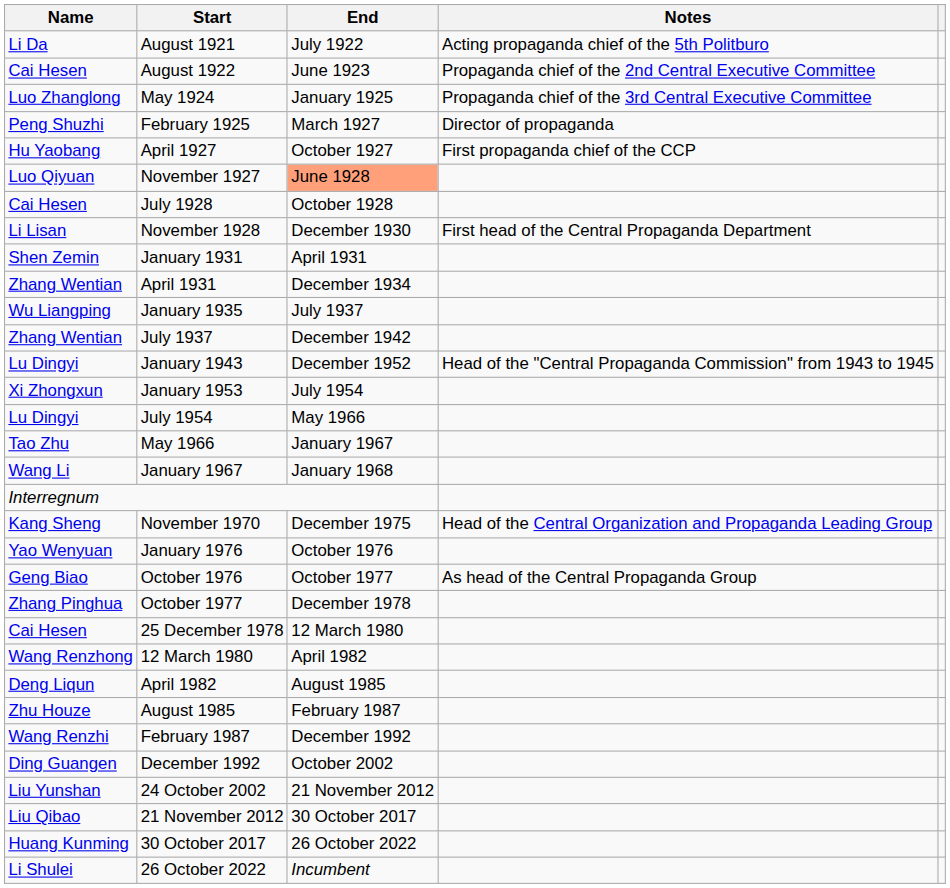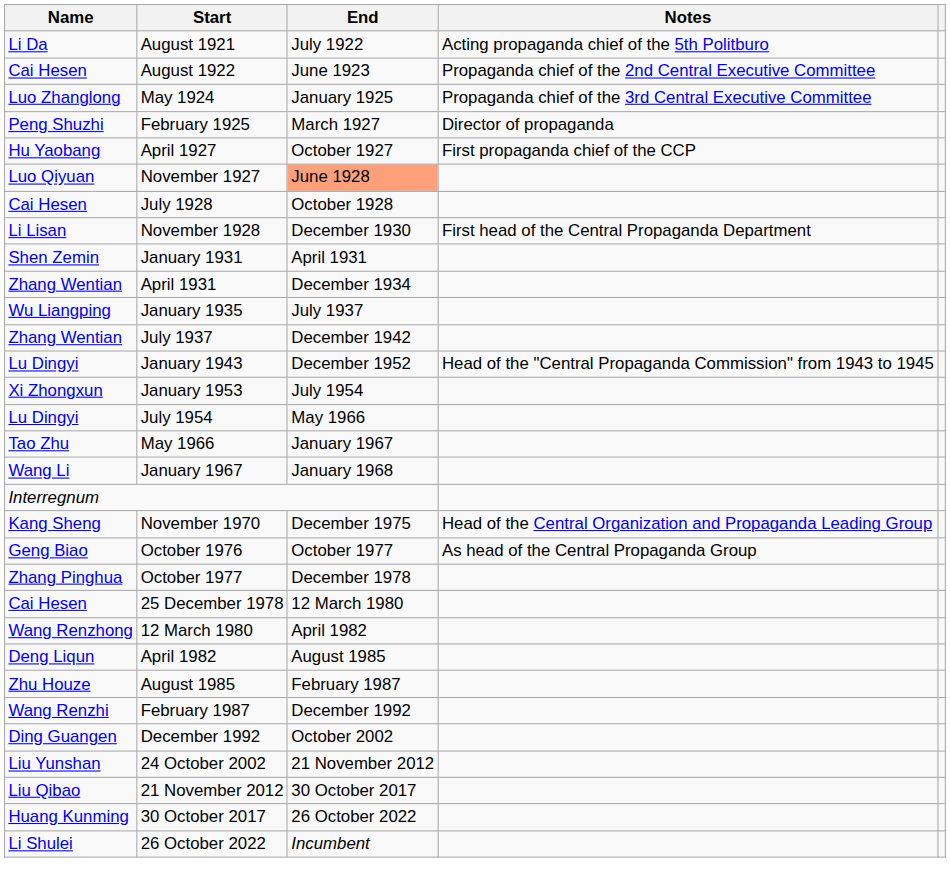- row: (192, 550)
